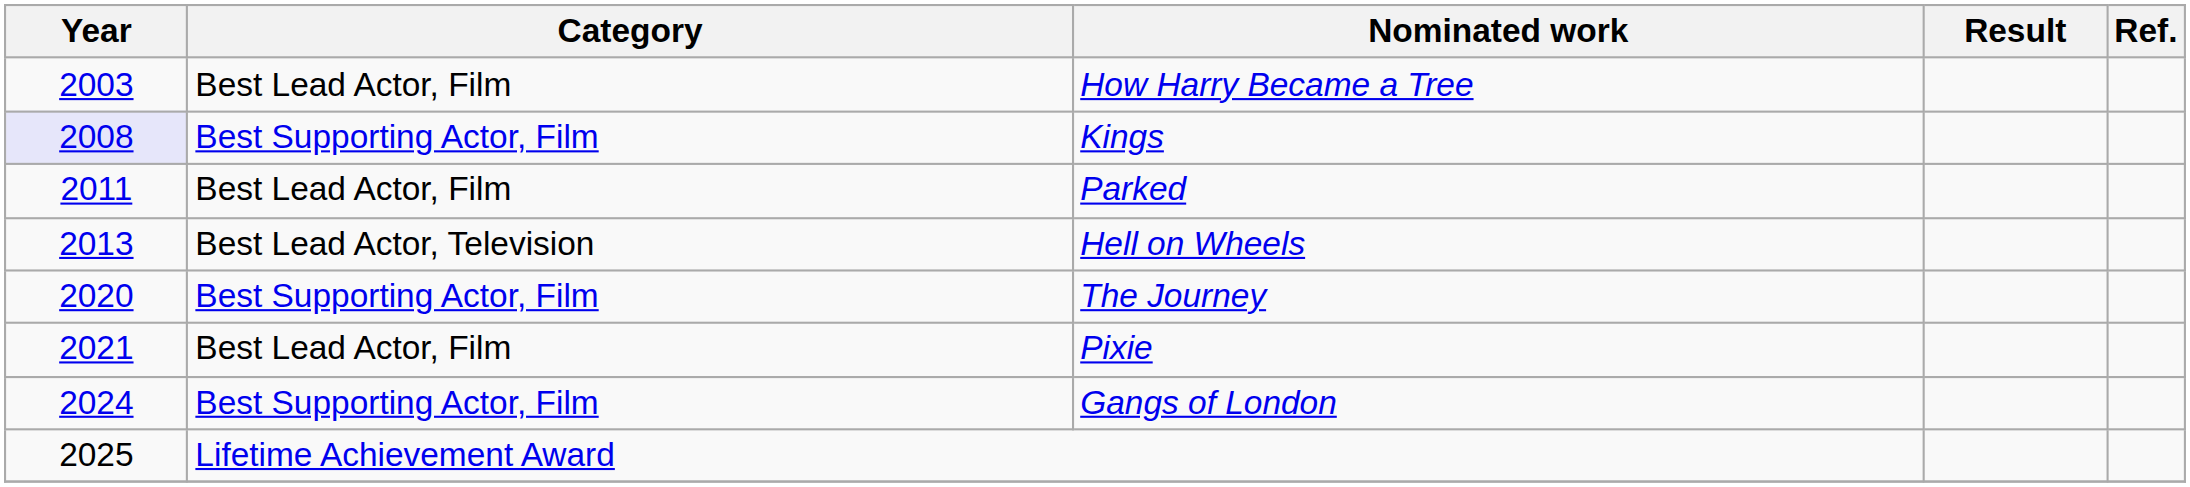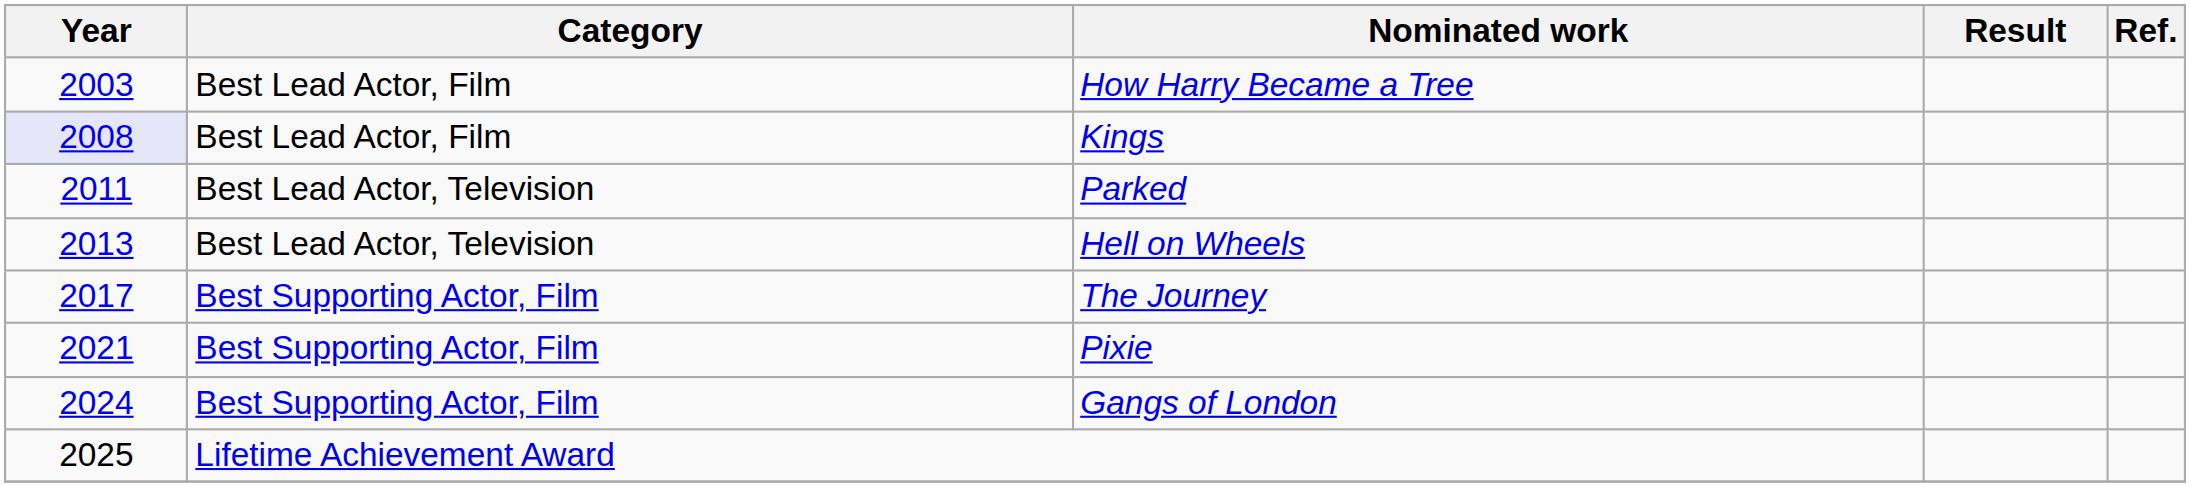(397, 137) Best Supporting Actor, Film -> (353, 137) Best Lead Actor, Film
(353, 190) Best Lead Actor, Film -> (395, 190) Best Lead Actor, Television
(96, 296) 2020 -> (96, 296) 2017
(353, 349) Best Lead Actor, Film -> (397, 349) Best Supporting Actor, Film
